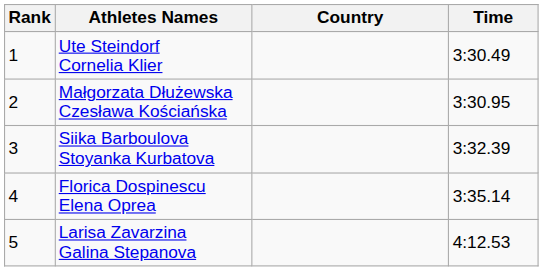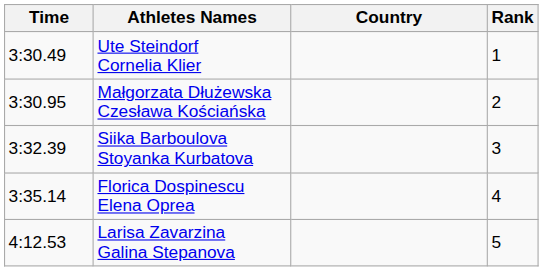columns swapped: (30, 18) <-> (493, 18)
